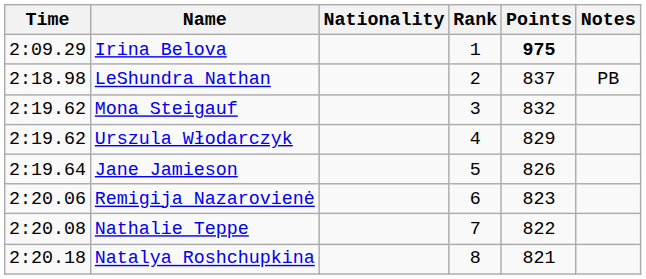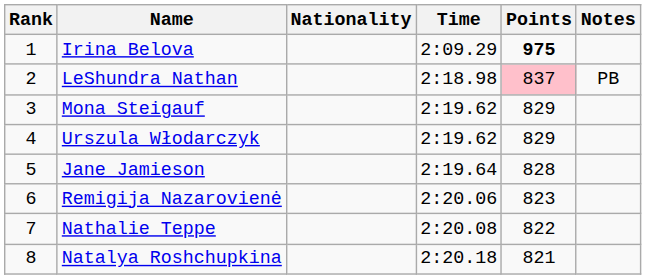columns swapped: (475, 20) <-> (48, 20)
(539, 79) no background -> (539, 79) pink background
(539, 109) 832 -> (539, 109) 829
(539, 169) 826 -> (539, 169) 828
